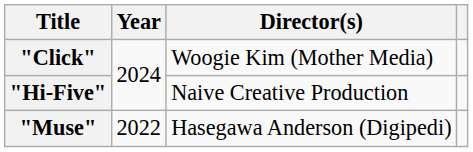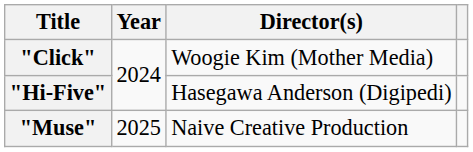(290, 92) Naive Creative Production -> (311, 92) Hasegawa Anderson (Digipedi)
(139, 127) 2022 -> (139, 127) 2025
(311, 127) Hasegawa Anderson (Digipedi) -> (290, 127) Naive Creative Production
